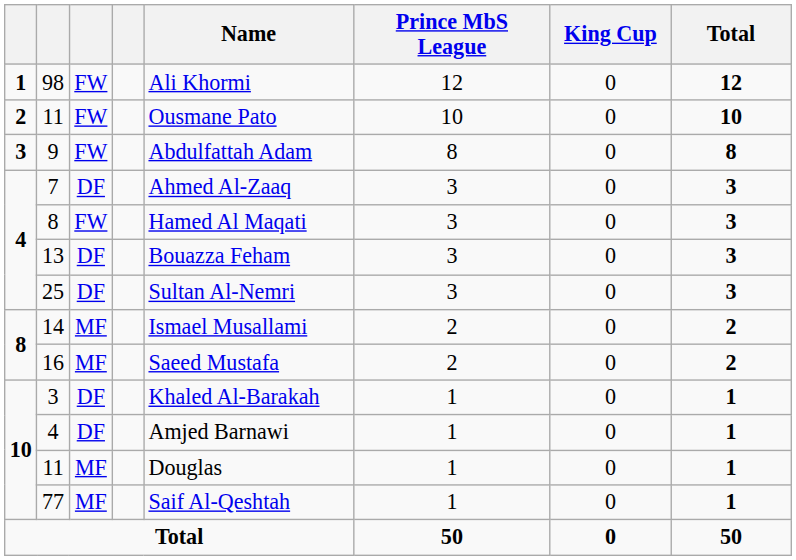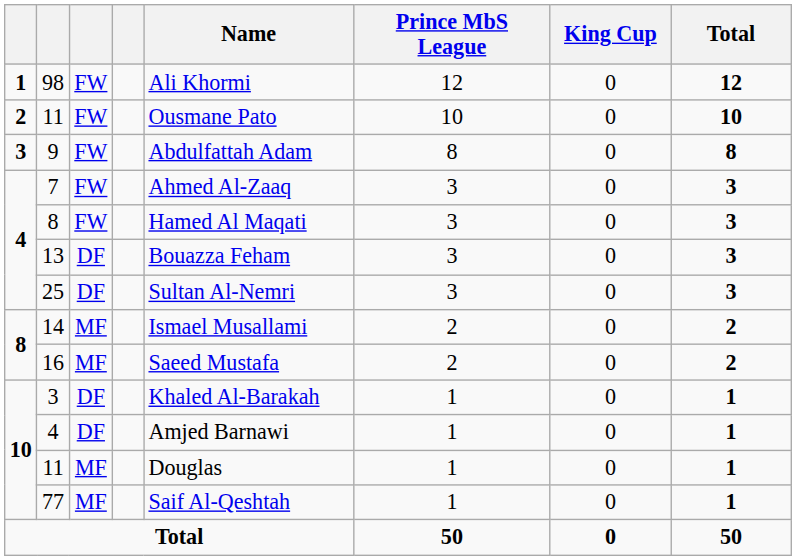(91, 186) DF -> (91, 186) FW
